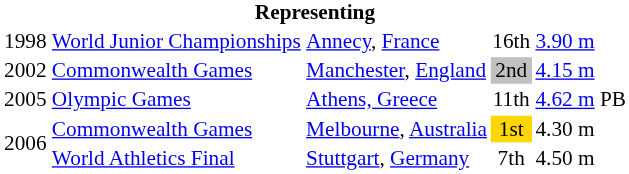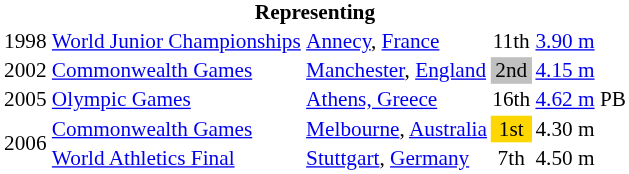(511, 41) 16th -> (511, 41) 11th
(511, 99) 11th -> (511, 99) 16th
